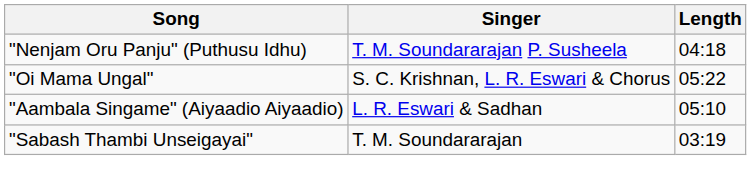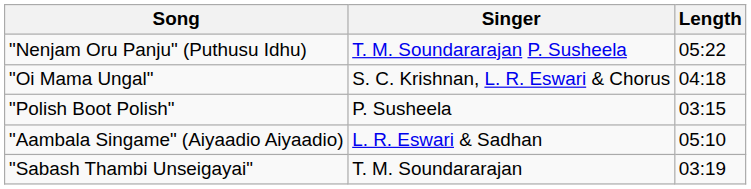(702, 49) 04:18 -> (702, 49) 05:22
(702, 79) 05:22 -> (702, 79) 04:18
+ row: (92, 109)
